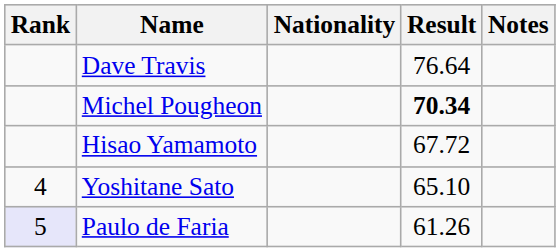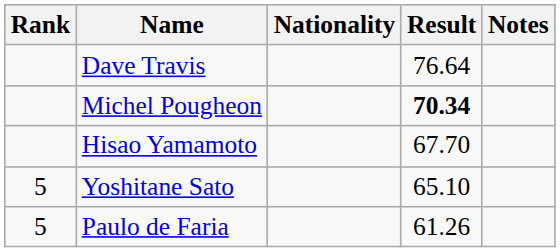(442, 145) 67.72 -> (442, 145) 67.70
(40, 186) 4 -> (40, 186) 5
(40, 226) lavender background -> (40, 226) no background
